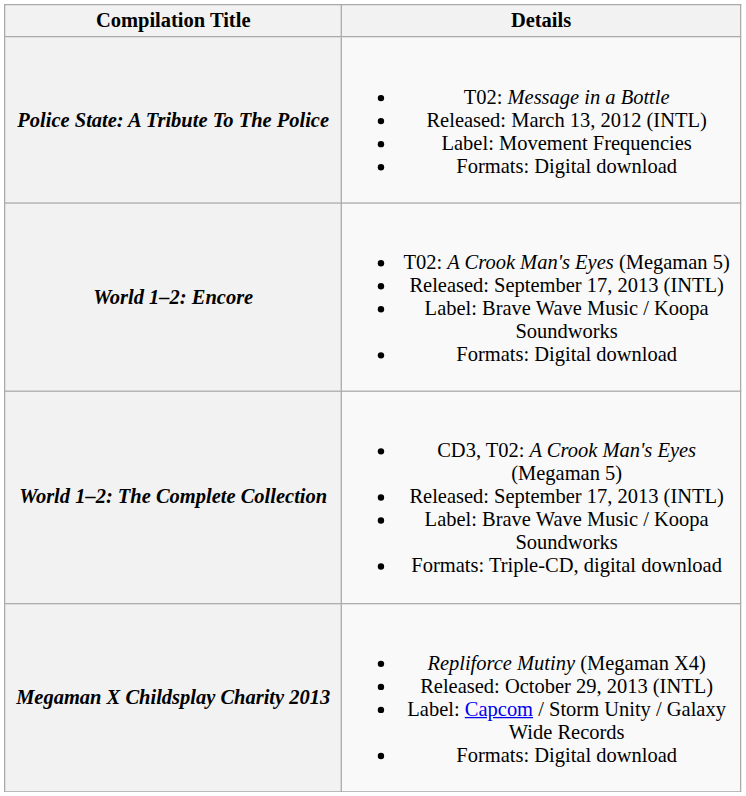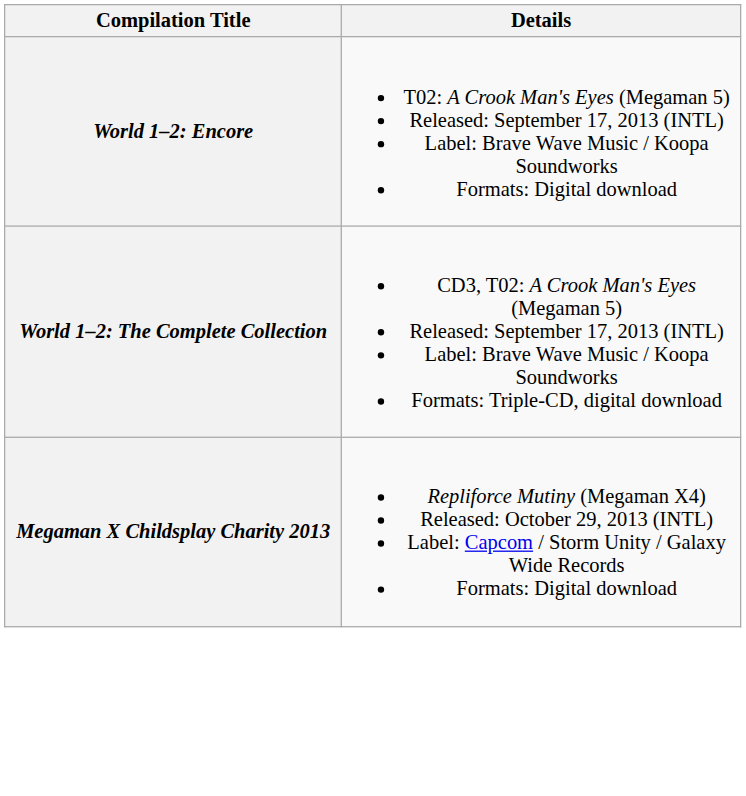- row: (173, 119)
